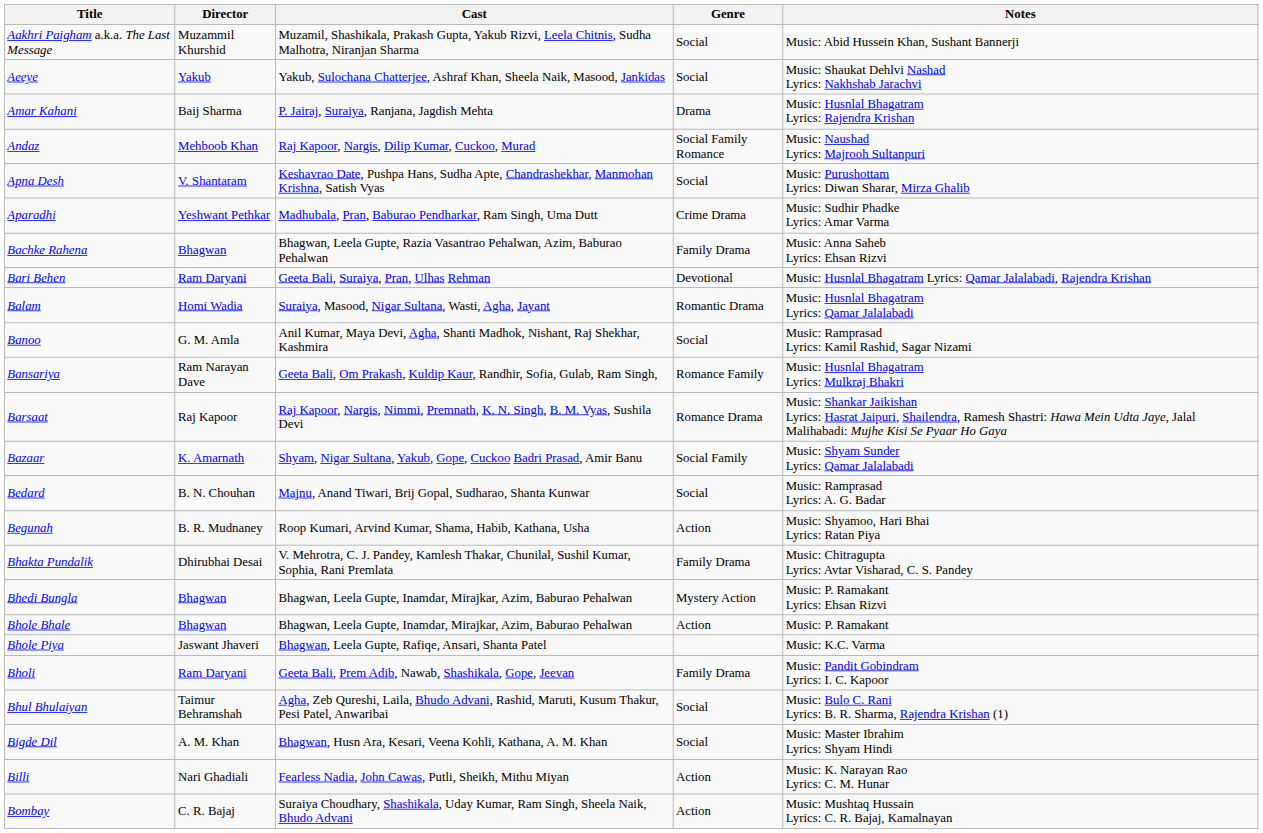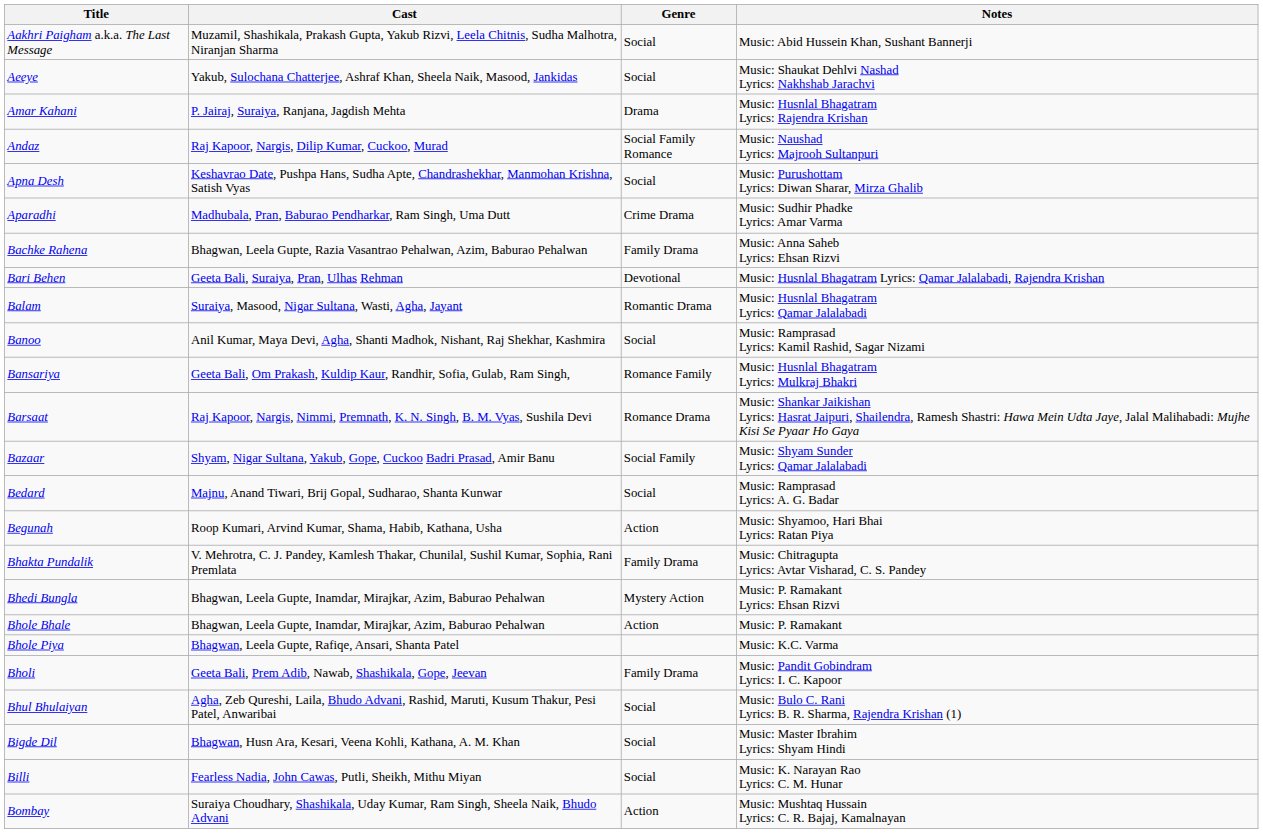- column: (225, 14)
(693, 776) Action -> (640, 776) Social
